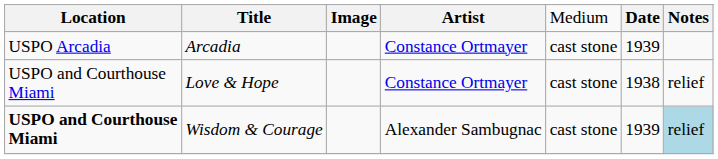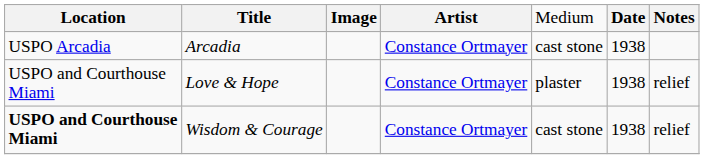(643, 45) 1939 -> (628, 45) 1938
(583, 82) cast stone -> (558, 82) plaster
(463, 129) Alexander Sambugnac -> (456, 129) Constance Ortmayer
(643, 129) 1939 -> (628, 129) 1938
(686, 129) lightblue background -> (672, 129) no background
